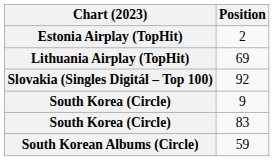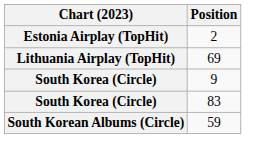- row: (242, 79)
